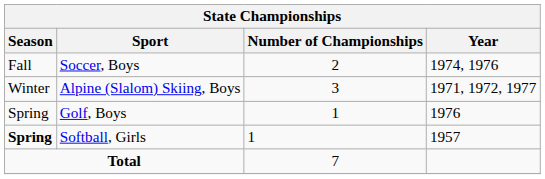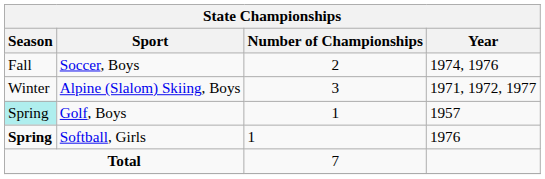(28, 112) no background -> (28, 112) paleturquoise background
(445, 112) 1976 -> (445, 112) 1957
(445, 137) 1957 -> (445, 137) 1976
